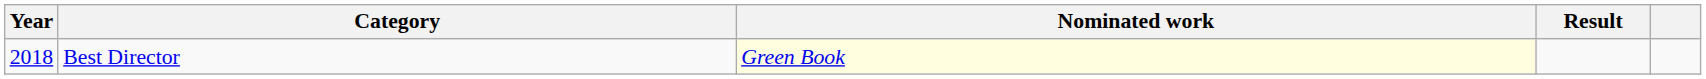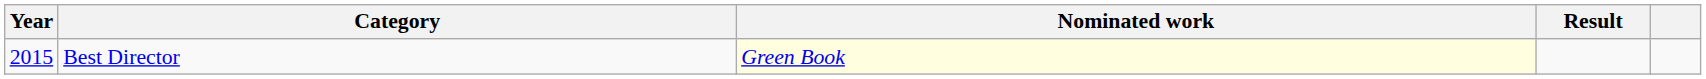(31, 56) 2018 -> (31, 56) 2015
